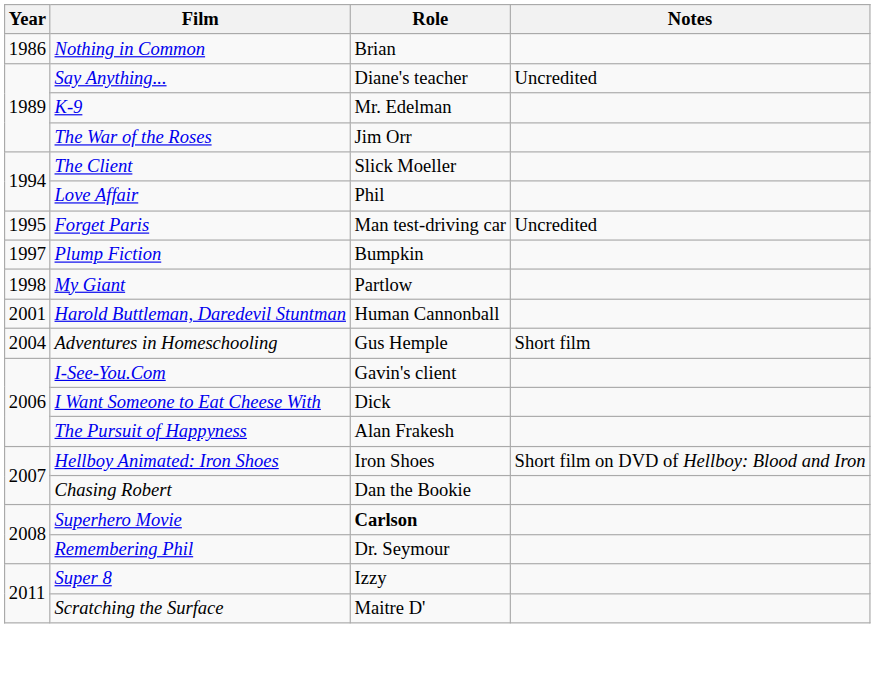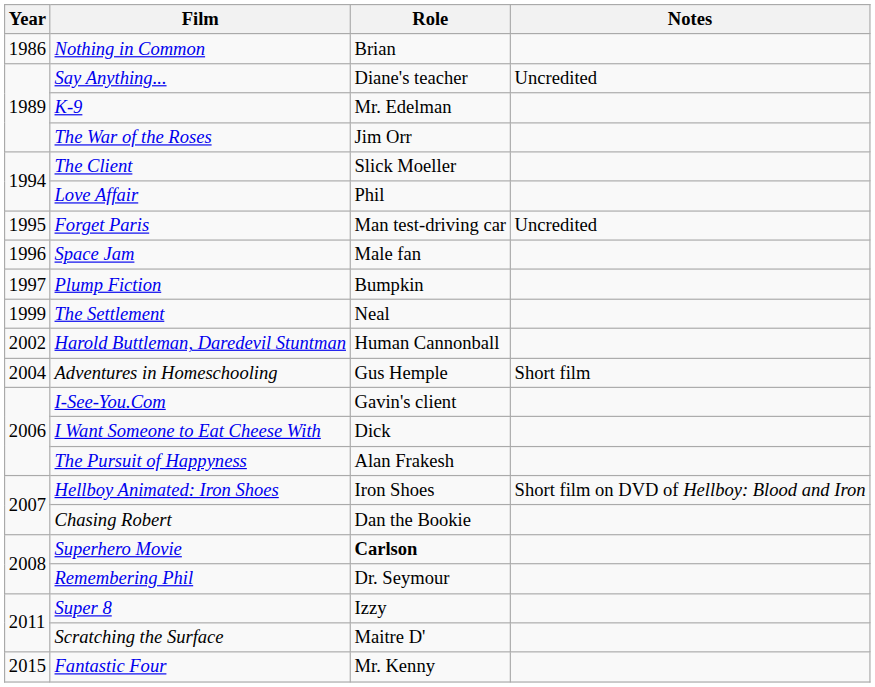+ row: (94, 254)
- row: (90, 284)
+ row: (109, 313)
(27, 313) 2001 -> (27, 343) 2002
+ row: (110, 666)
